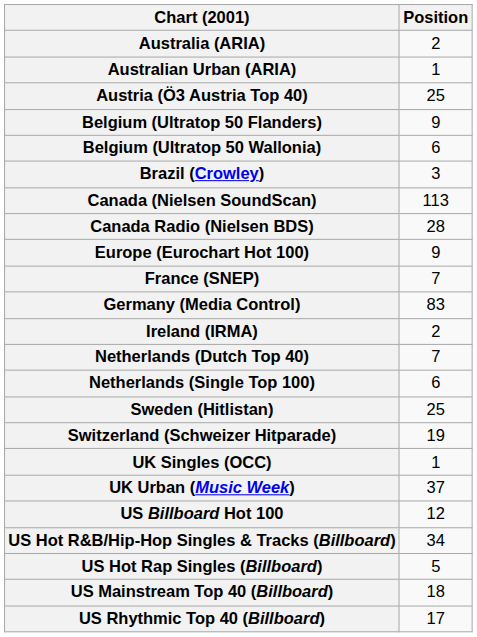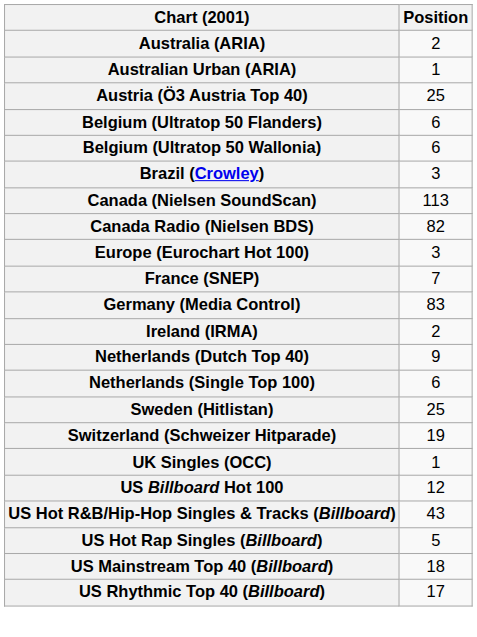(436, 122) 9 -> (436, 122) 6
(436, 226) 28 -> (436, 226) 82
(436, 252) 9 -> (436, 252) 3
(436, 357) 7 -> (436, 357) 9
- row: (202, 488)
(436, 540) 34 -> (436, 514) 43
